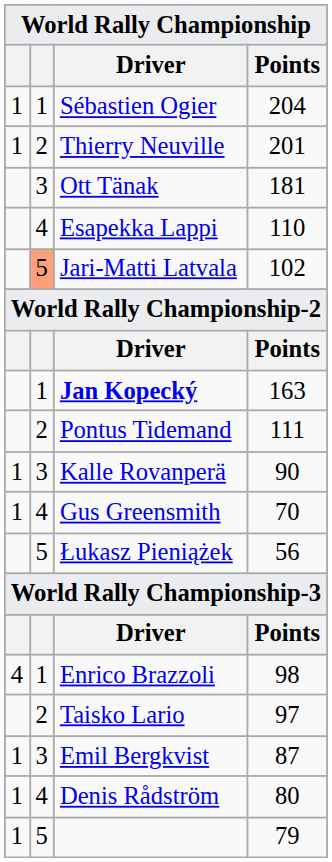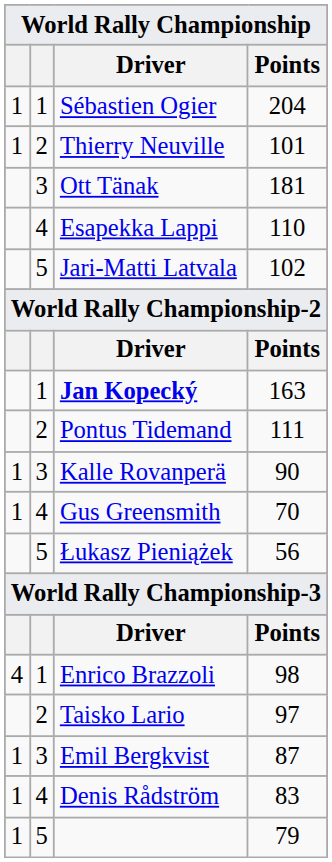(287, 146) 201 -> (287, 146) 101
(42, 268) lightsalmon background -> (42, 268) no background
(287, 796) 80 -> (287, 796) 83
